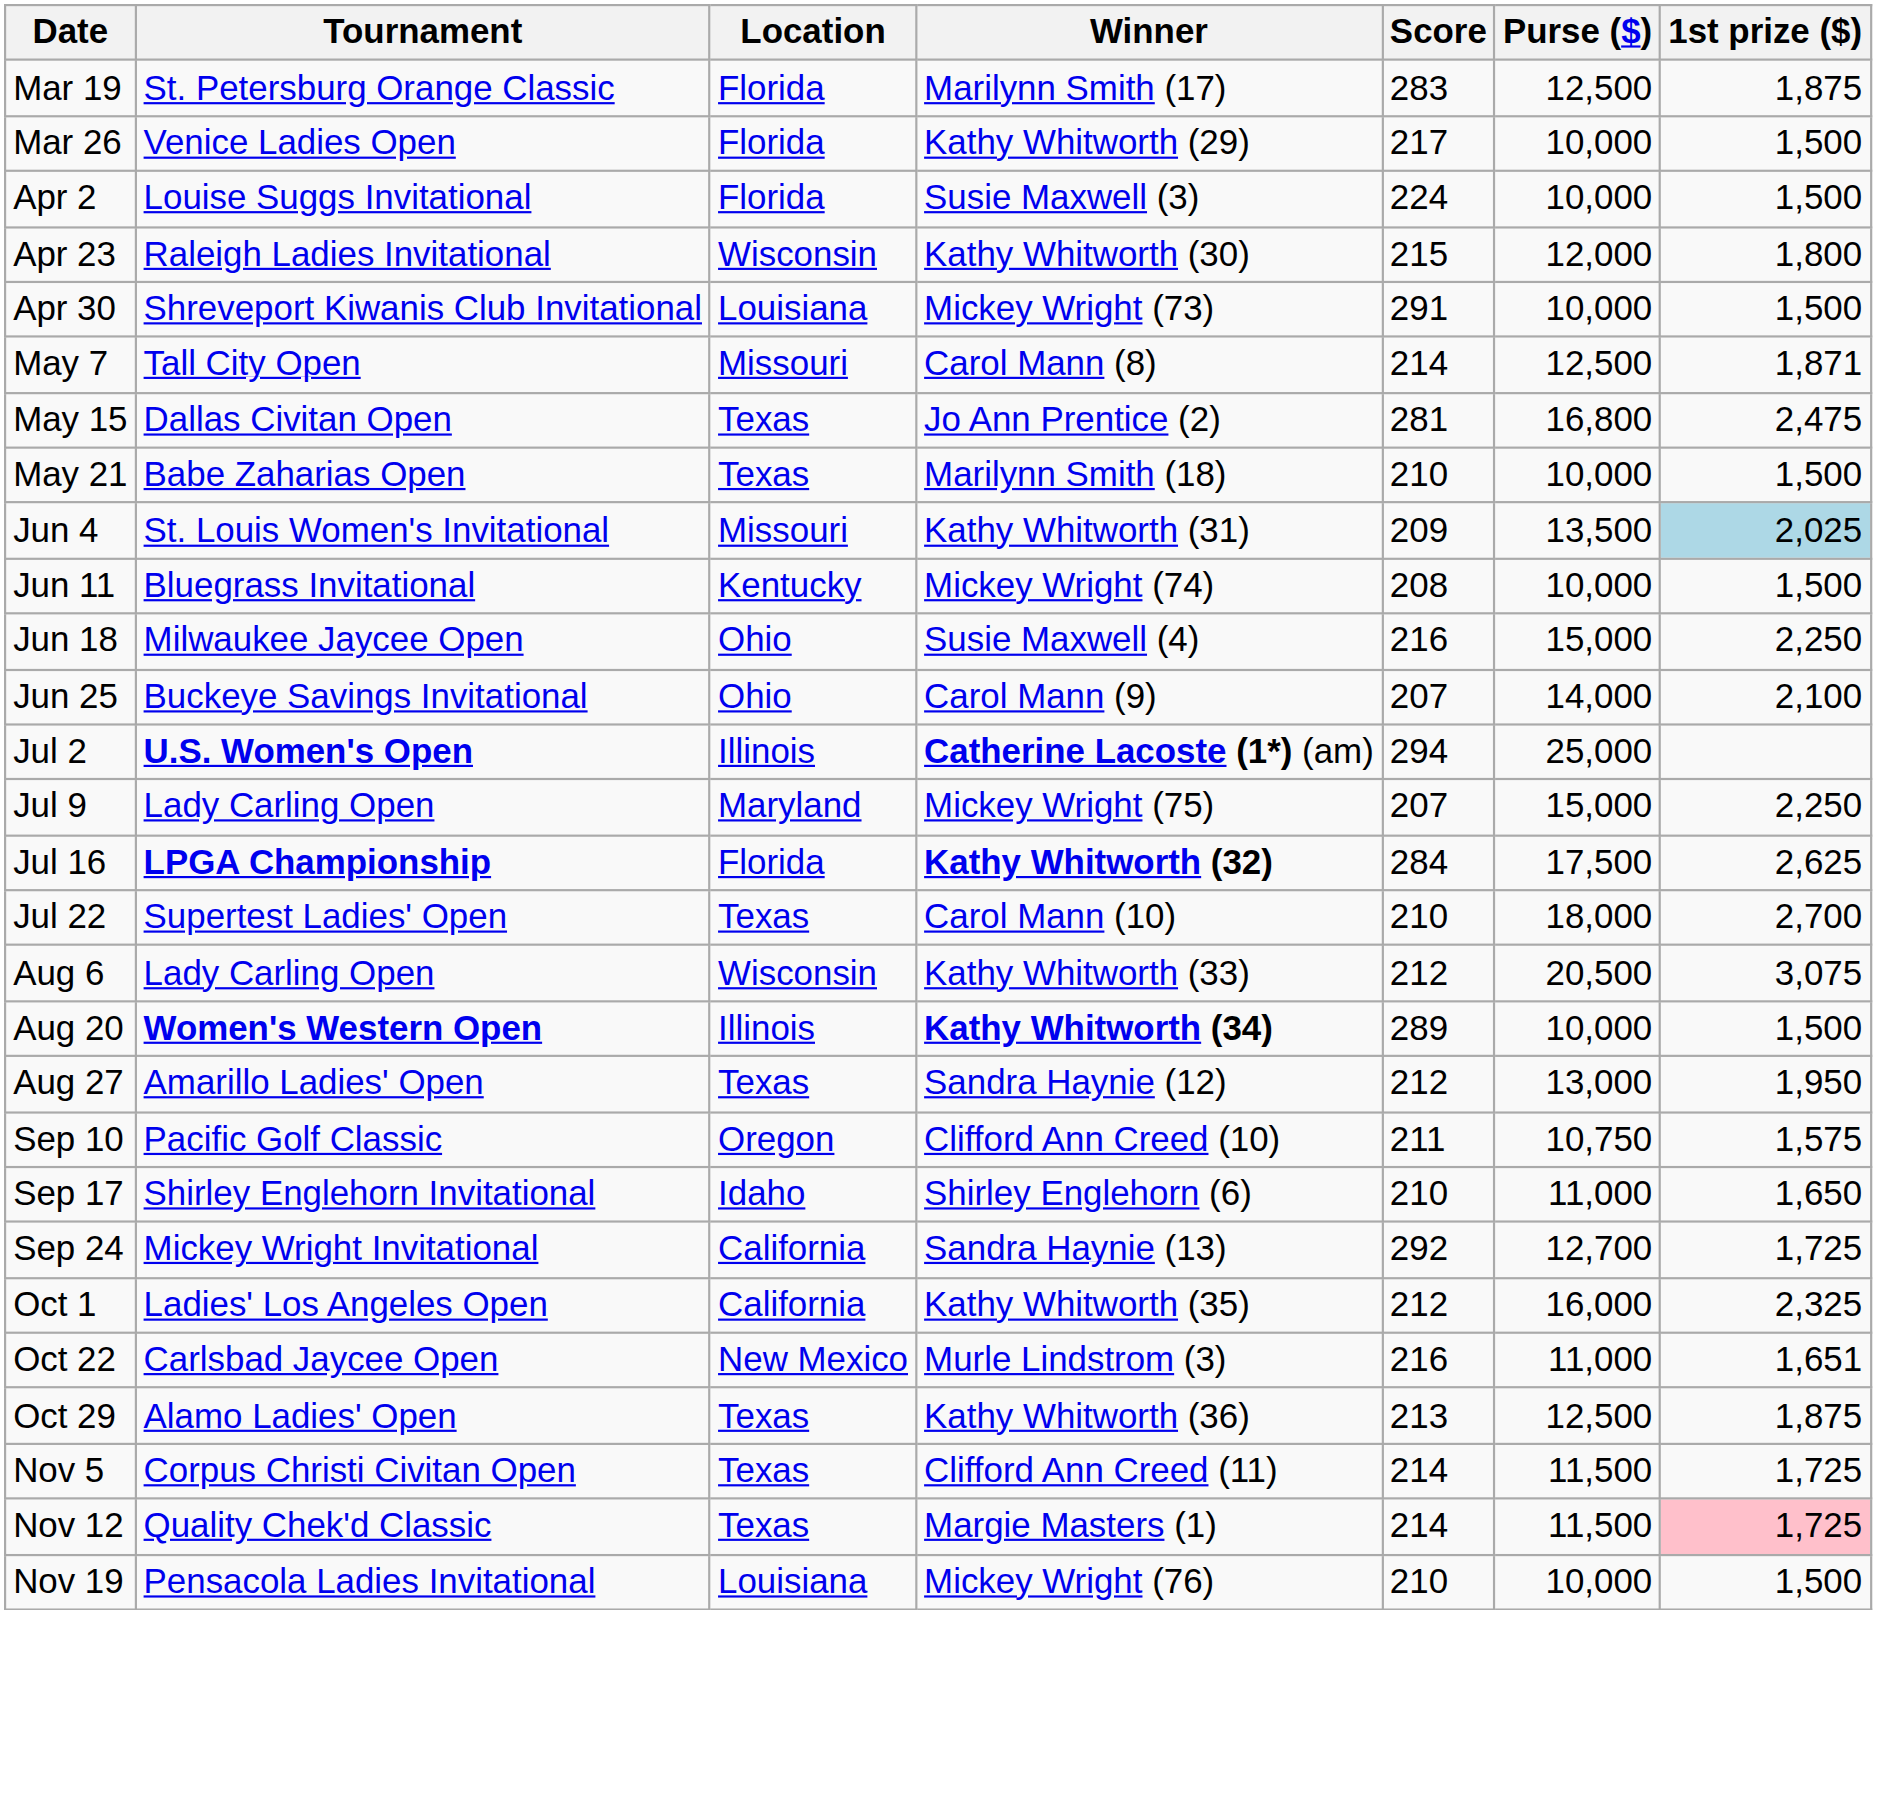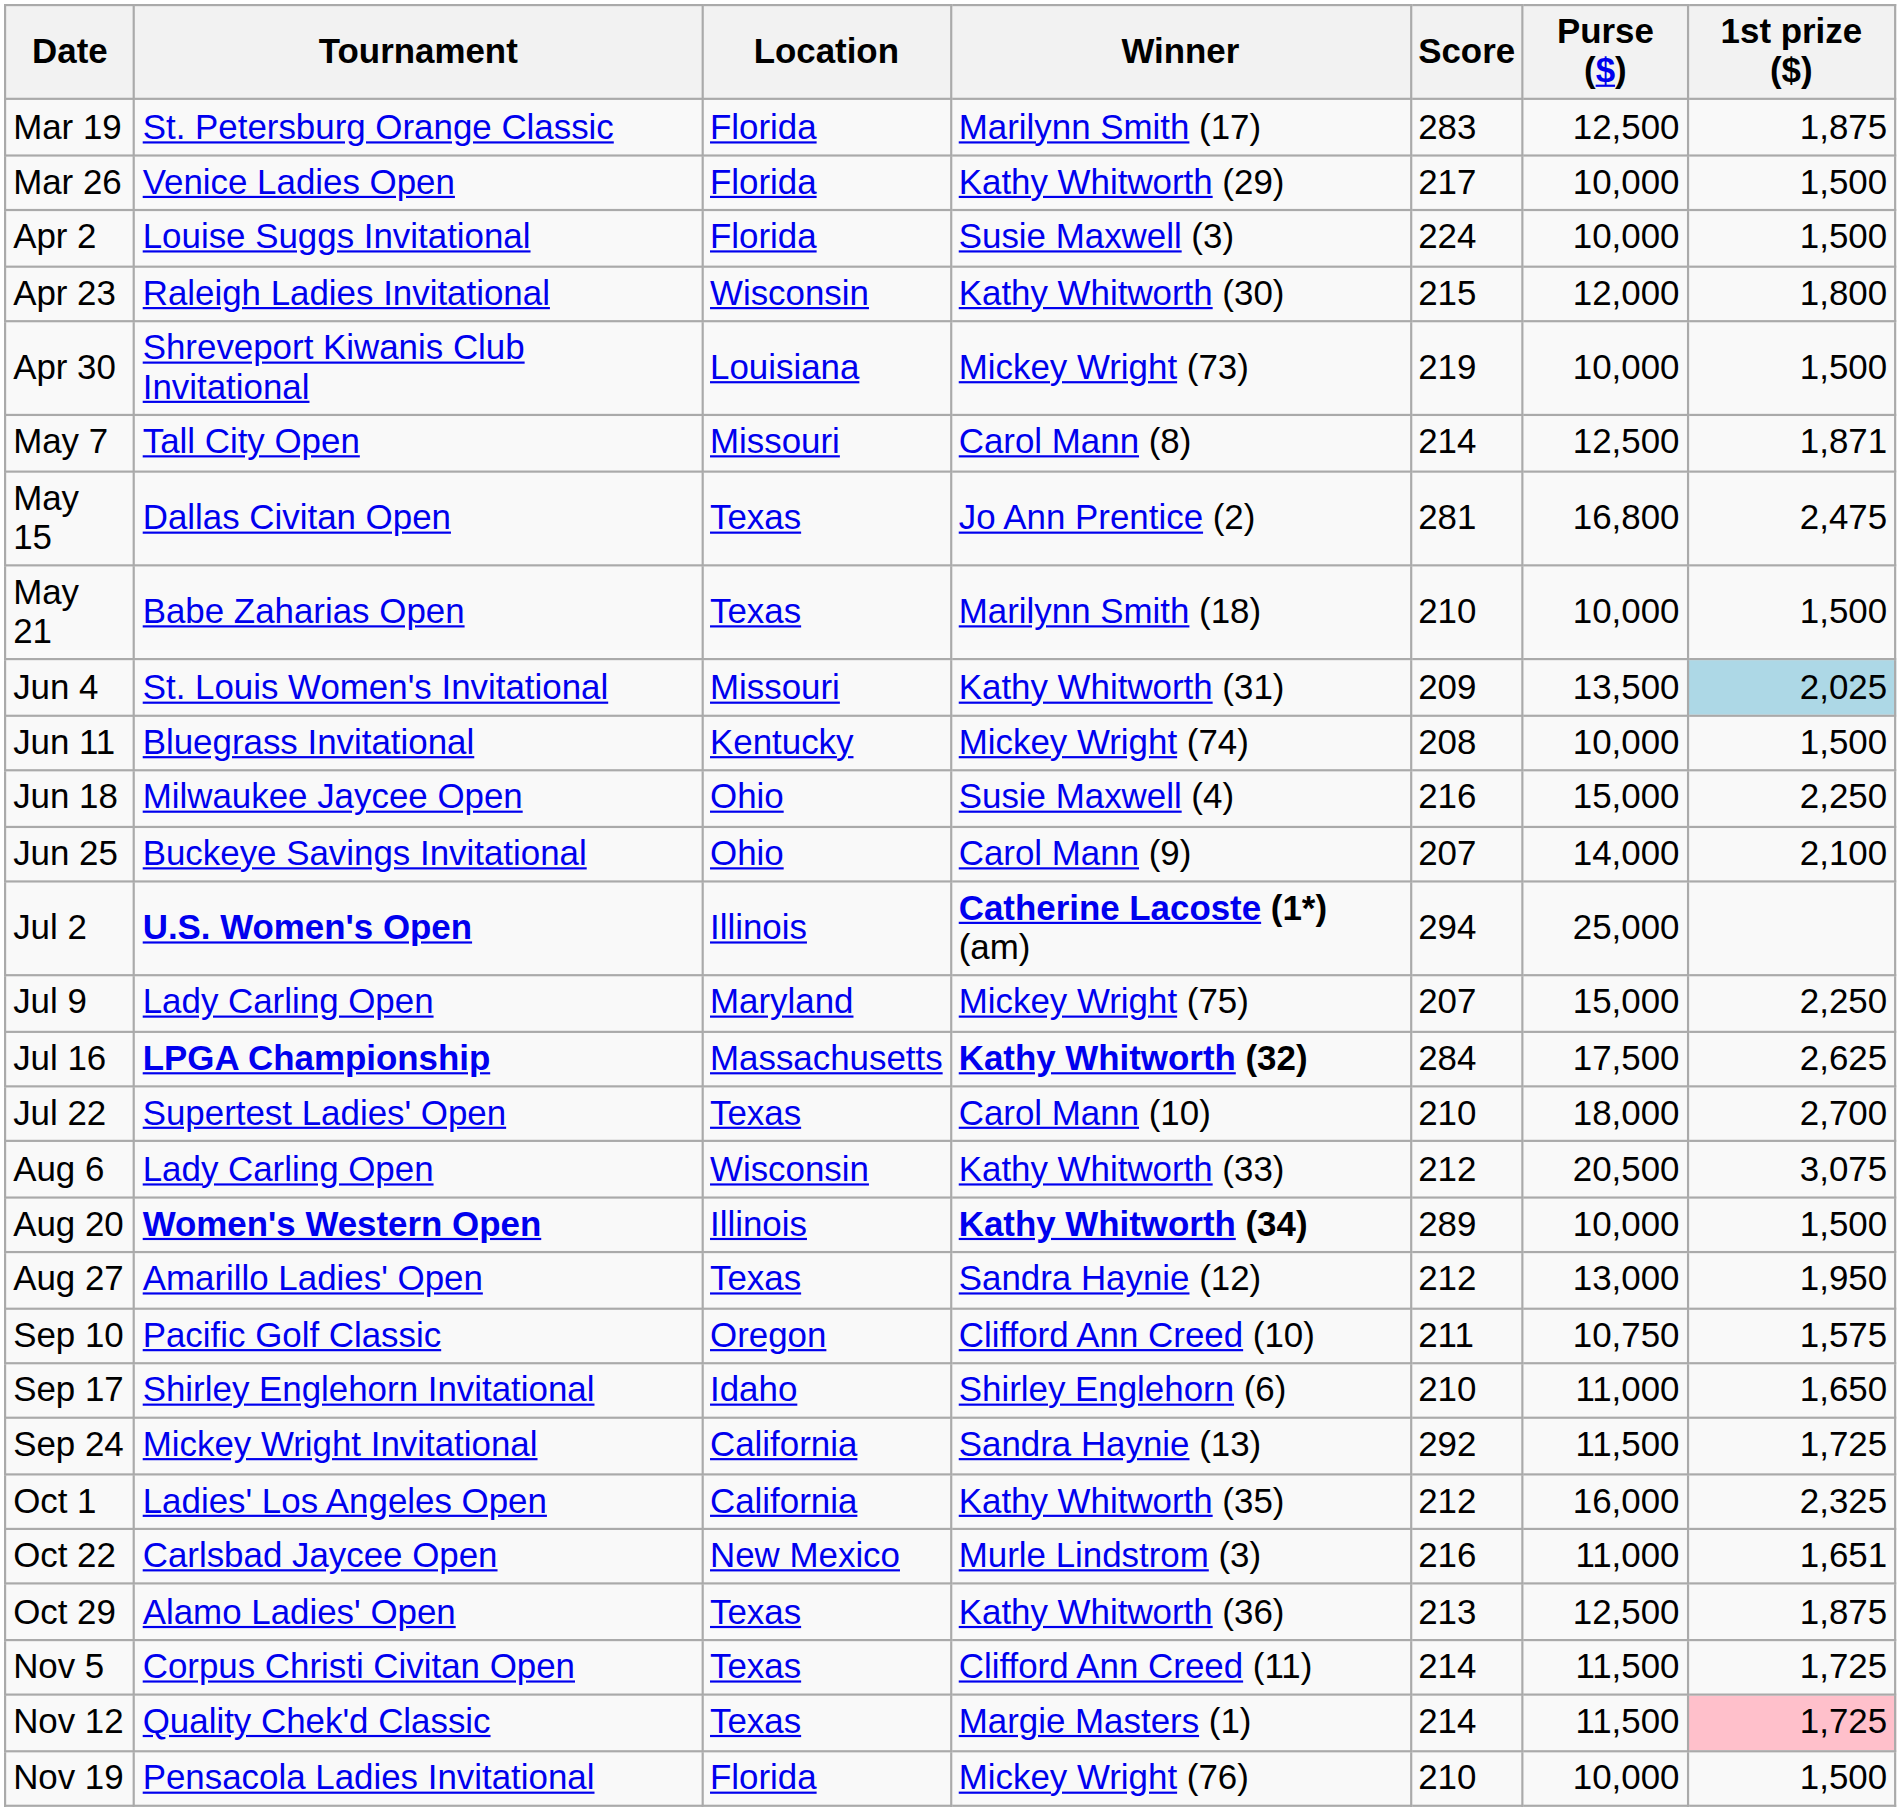(1419, 308) 291 -> (1447, 367) 219
(771, 861) Florida -> (826, 1058) Massachusetts
(1599, 1249) 12,700 -> (1627, 1445) 11,500
(793, 1581) Louisiana -> (763, 1777) Florida
